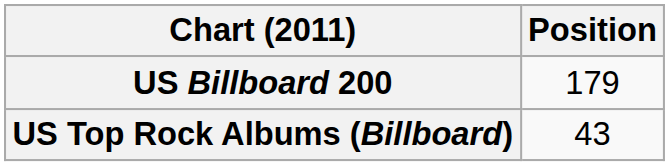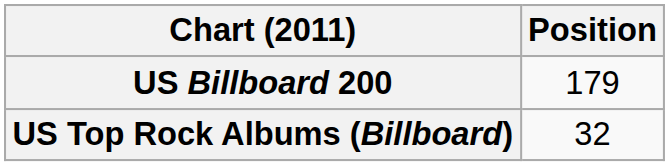(592, 133) 43 -> (592, 133) 32
